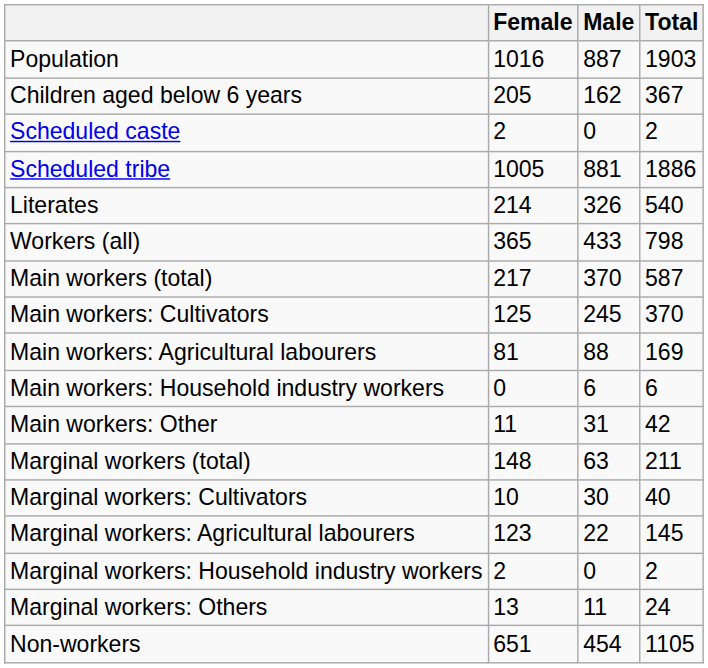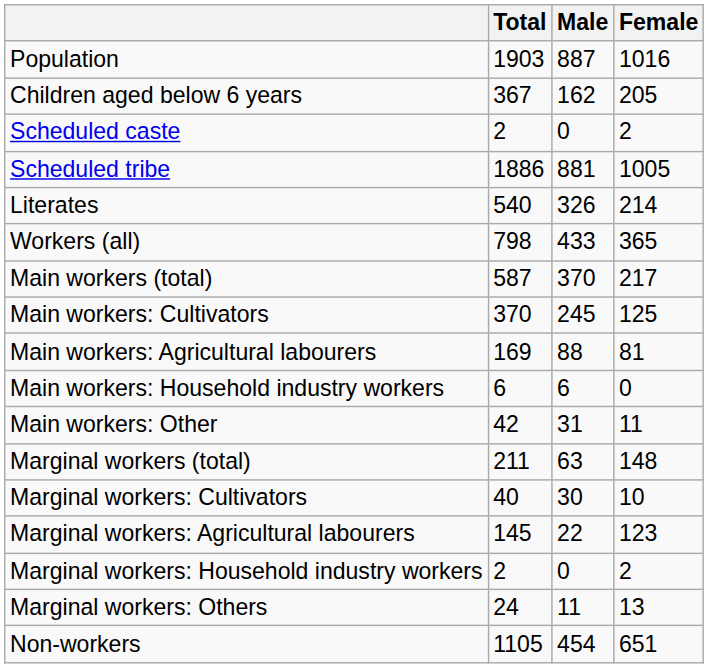columns swapped: (672, 22) <-> (533, 22)
